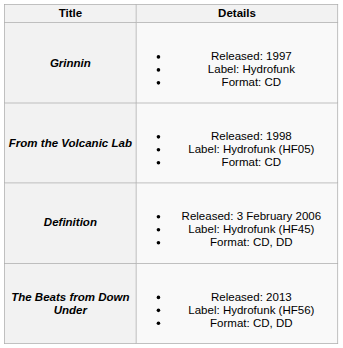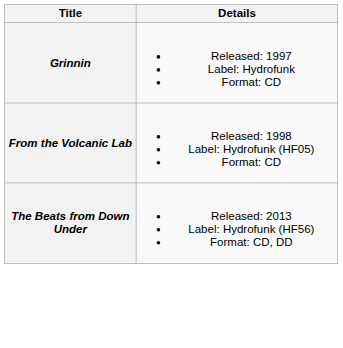- row: (70, 223)
